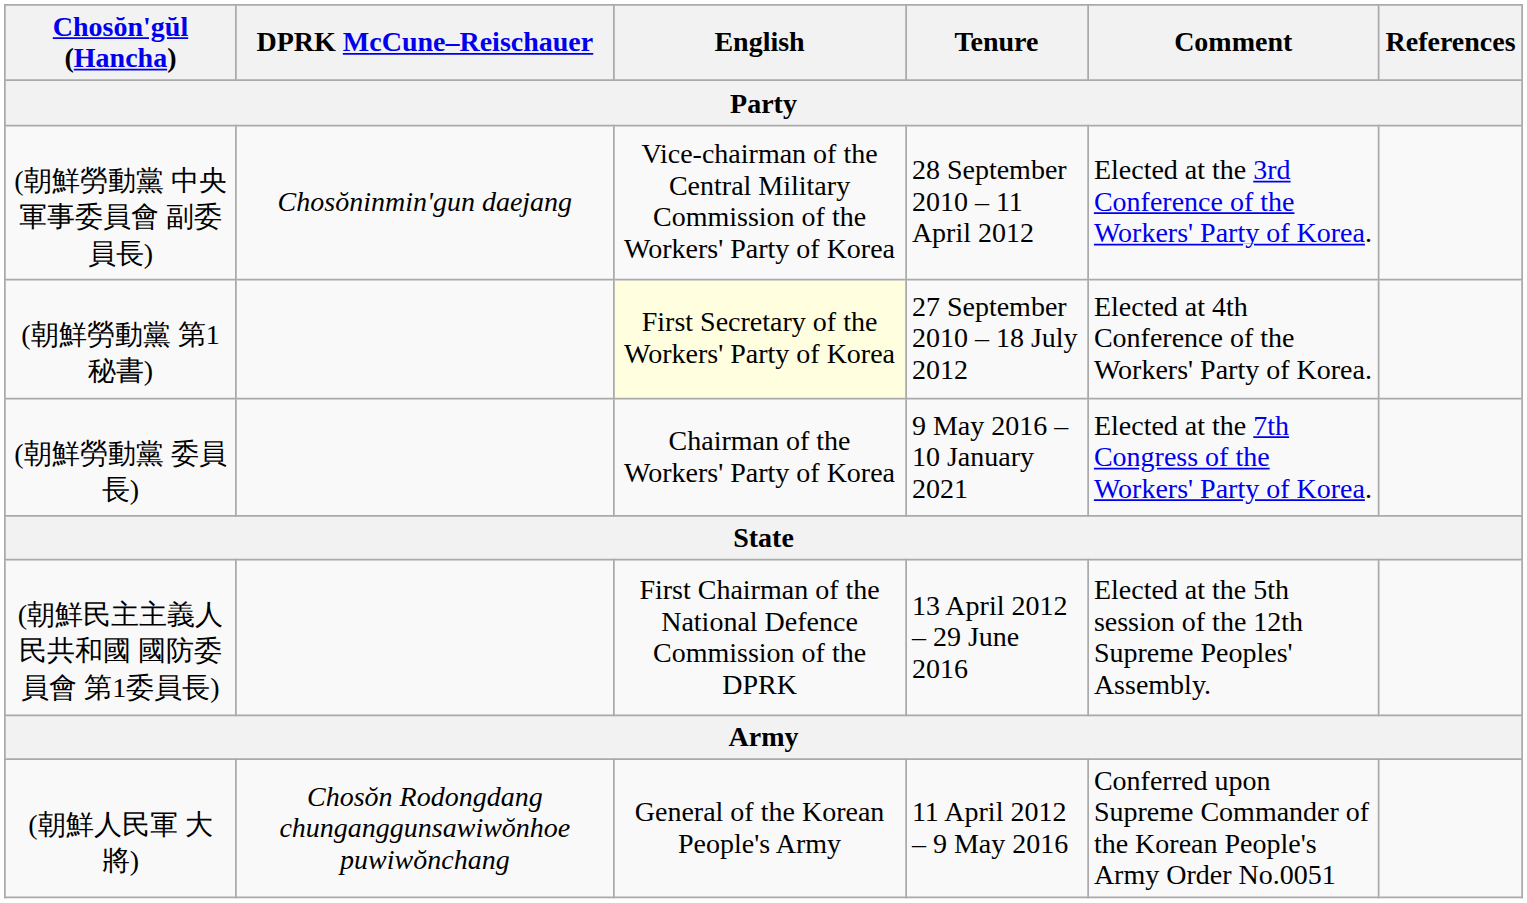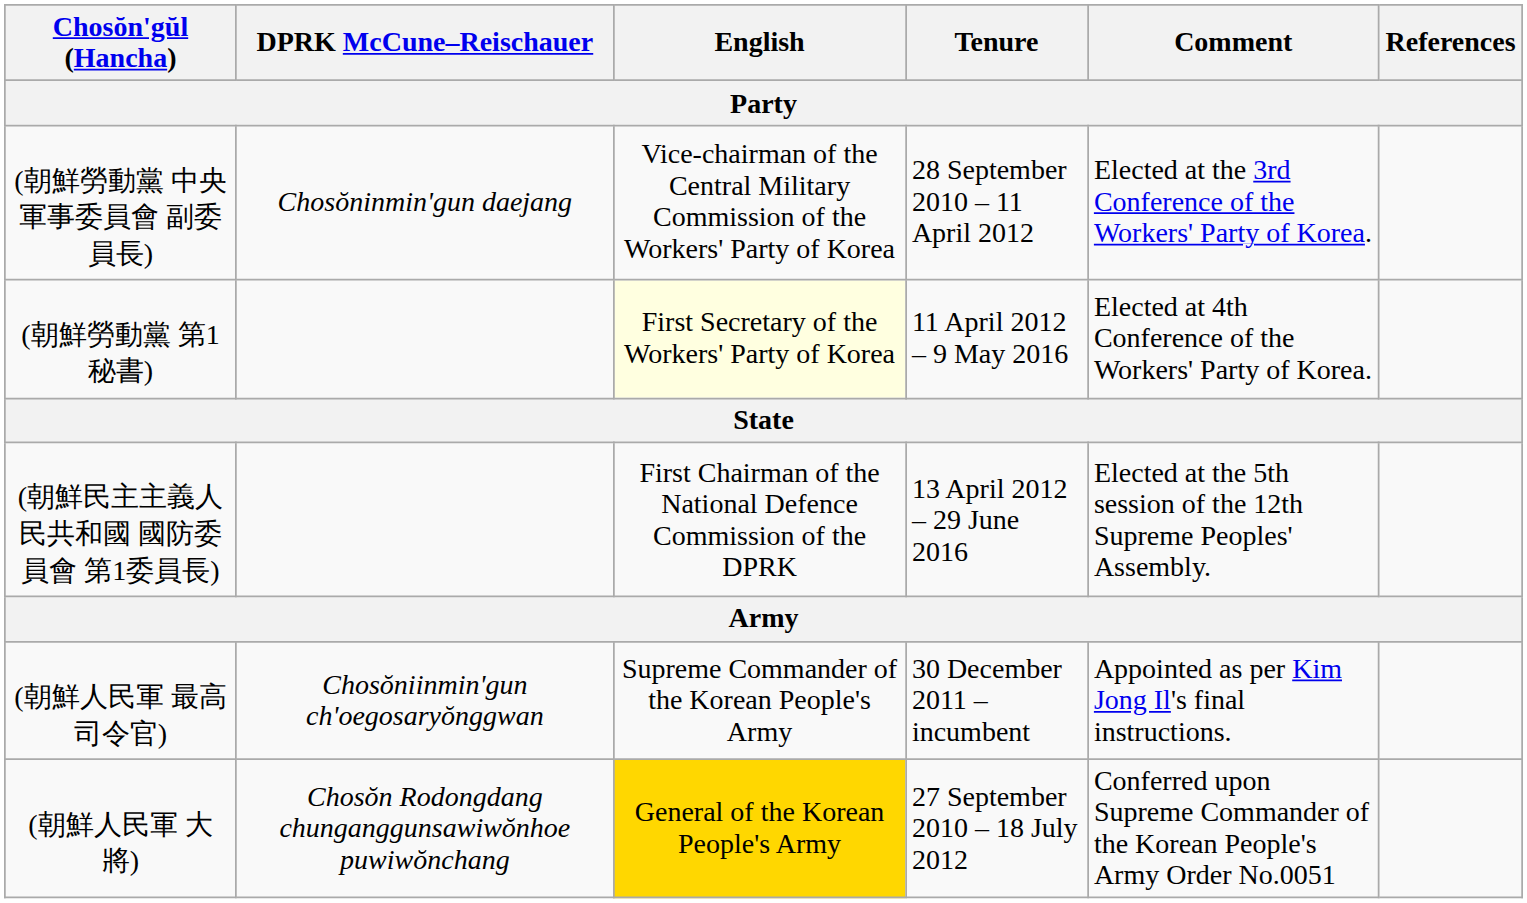(995, 338) 27 September 2010 – 18 July 2012 -> (990, 338) 11 April 2012 – 9 May 2016
- row: (120, 471)
+ row: (120, 714)
(760, 828) no background -> (760, 828) gold background
(990, 828) 11 April 2012 – 9 May 2016 -> (995, 828) 27 September 2010 – 18 July 2012
